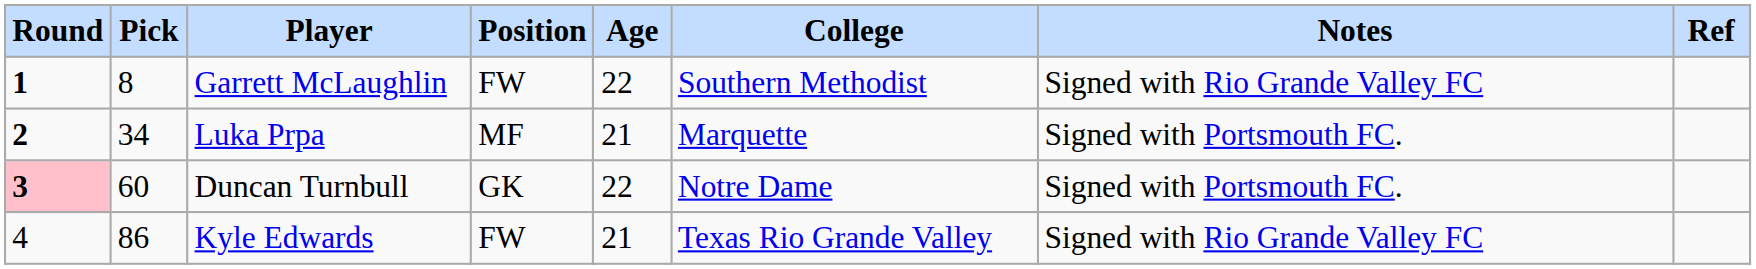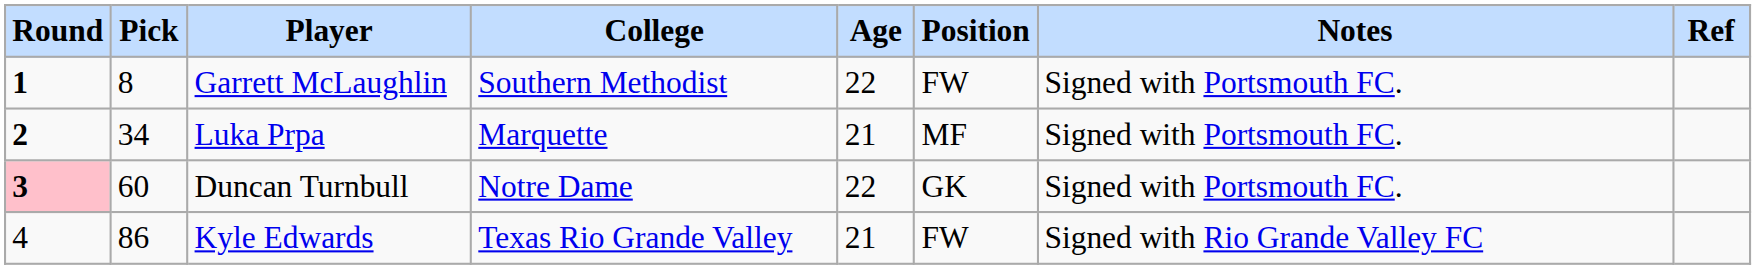columns swapped: (532, 30) <-> (854, 30)
(1264, 82) Signed with Rio Grande Valley FC -> (1224, 82) Signed with Portsmouth FC.
